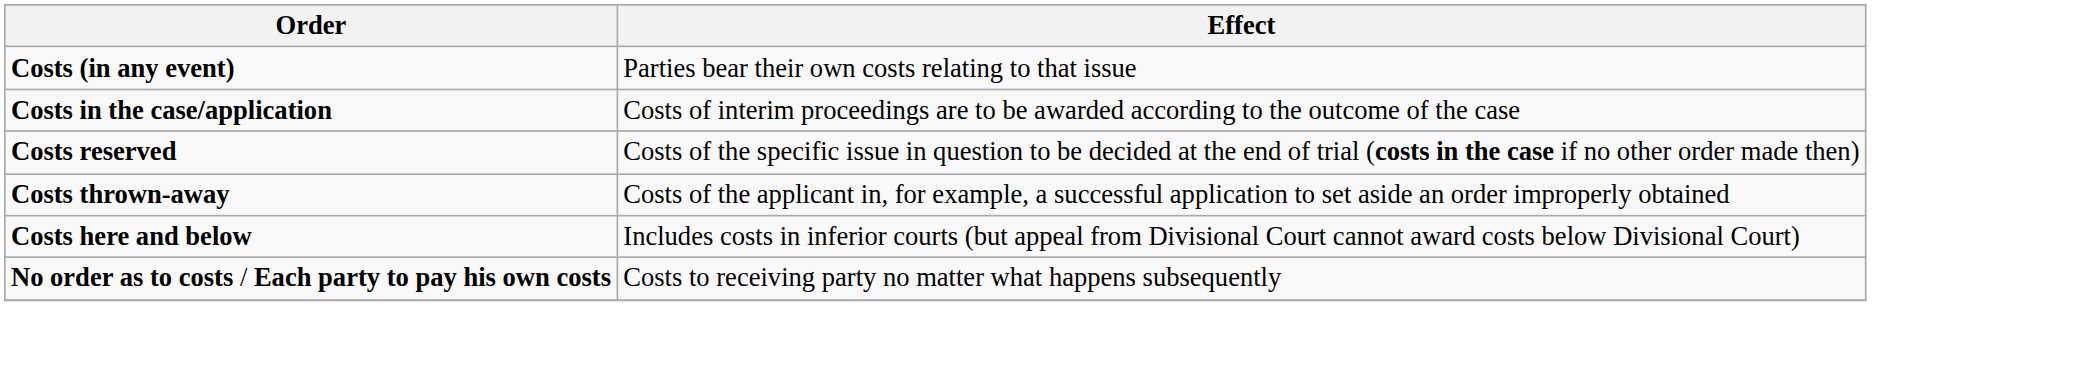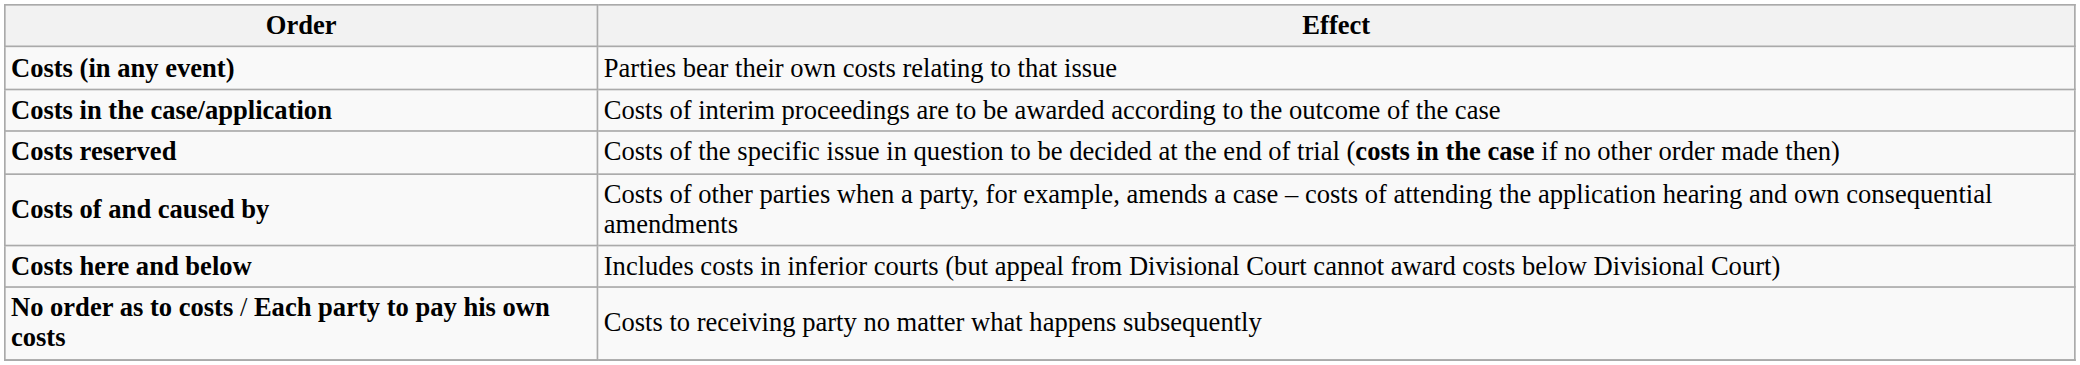- row: (120, 194)
+ row: (140, 208)
